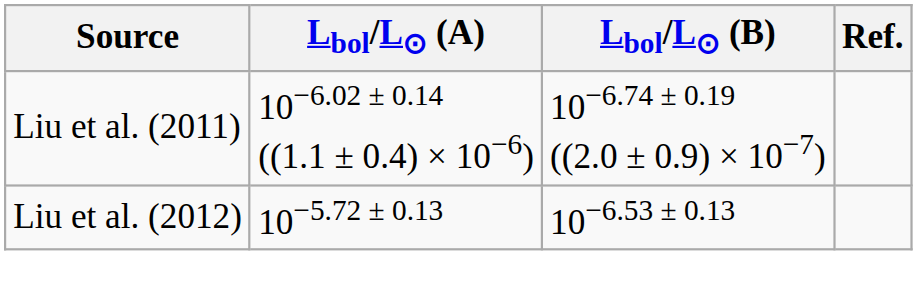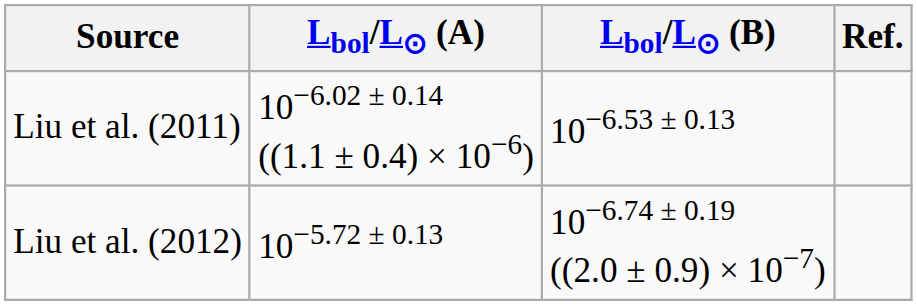(688, 126) 10−6.74 ± 0.19 ((2.0 ± 0.9) × 10−7) -> (643, 126) 10−6.53 ± 0.13
(643, 216) 10−6.53 ± 0.13 -> (688, 241) 10−6.74 ± 0.19 ((2.0 ± 0.9) × 10−7)
